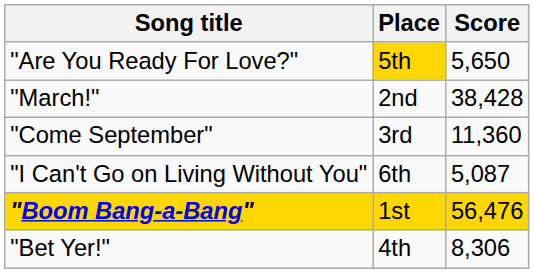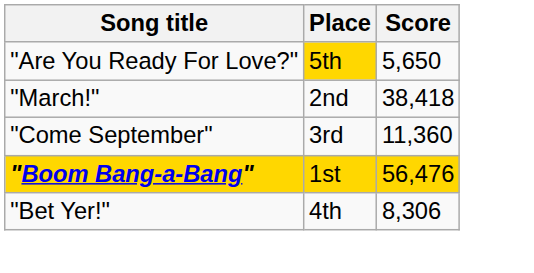(487, 98) 38,428 -> (418, 98) 38,418
- row: (189, 173)
